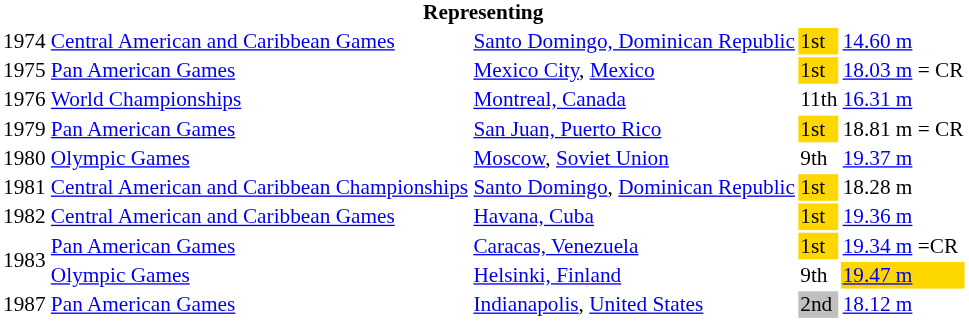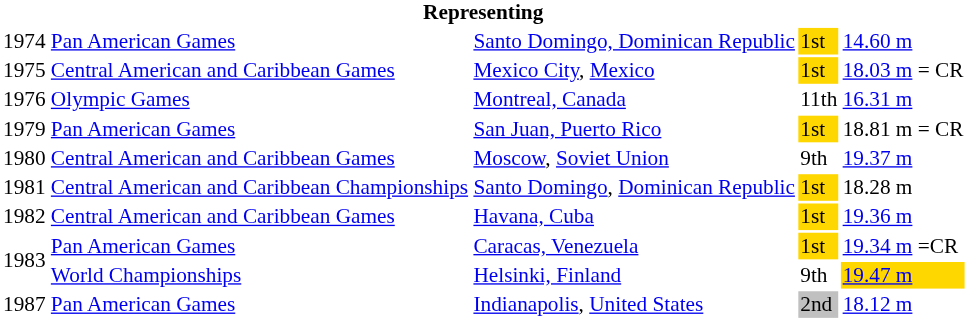(223, 41) Central American and Caribbean Games -> (143, 41) Pan American Games
(143, 70) Pan American Games -> (223, 70) Central American and Caribbean Games
(146, 99) World Championships -> (120, 99) Olympic Games
(120, 158) Olympic Games -> (223, 158) Central American and Caribbean Games
(120, 275) Olympic Games -> (146, 275) World Championships
